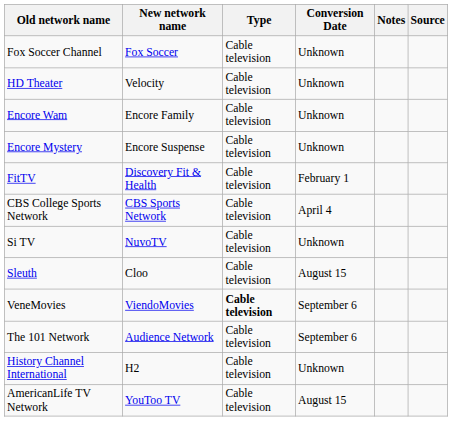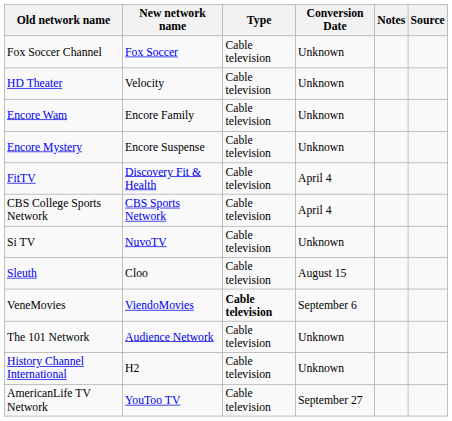(324, 178) February 1 -> (315, 178) April 4
(327, 336) September 6 -> (321, 336) Unknown
(322, 400) August 15 -> (330, 400) September 27
